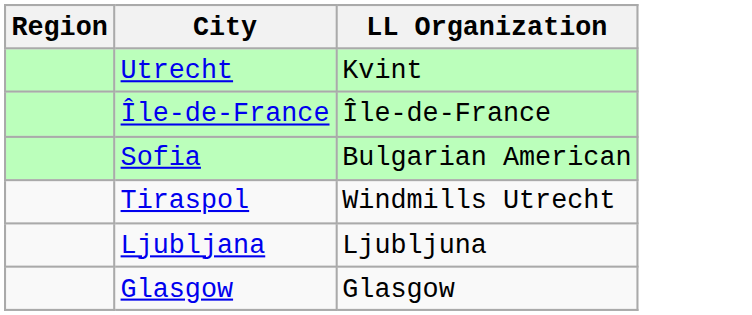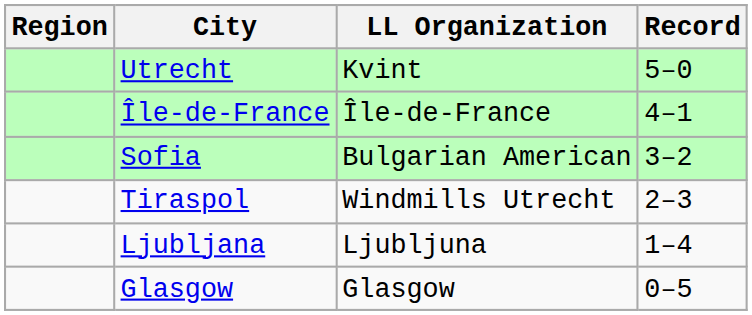+ column: (693, 27)
